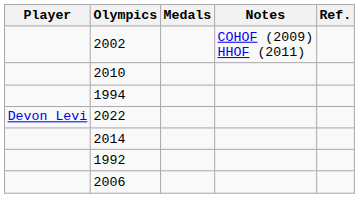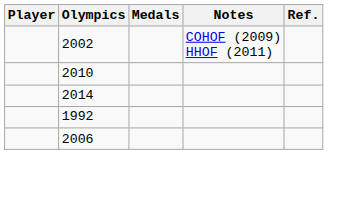- row: (109, 95)
- row: (109, 117)
